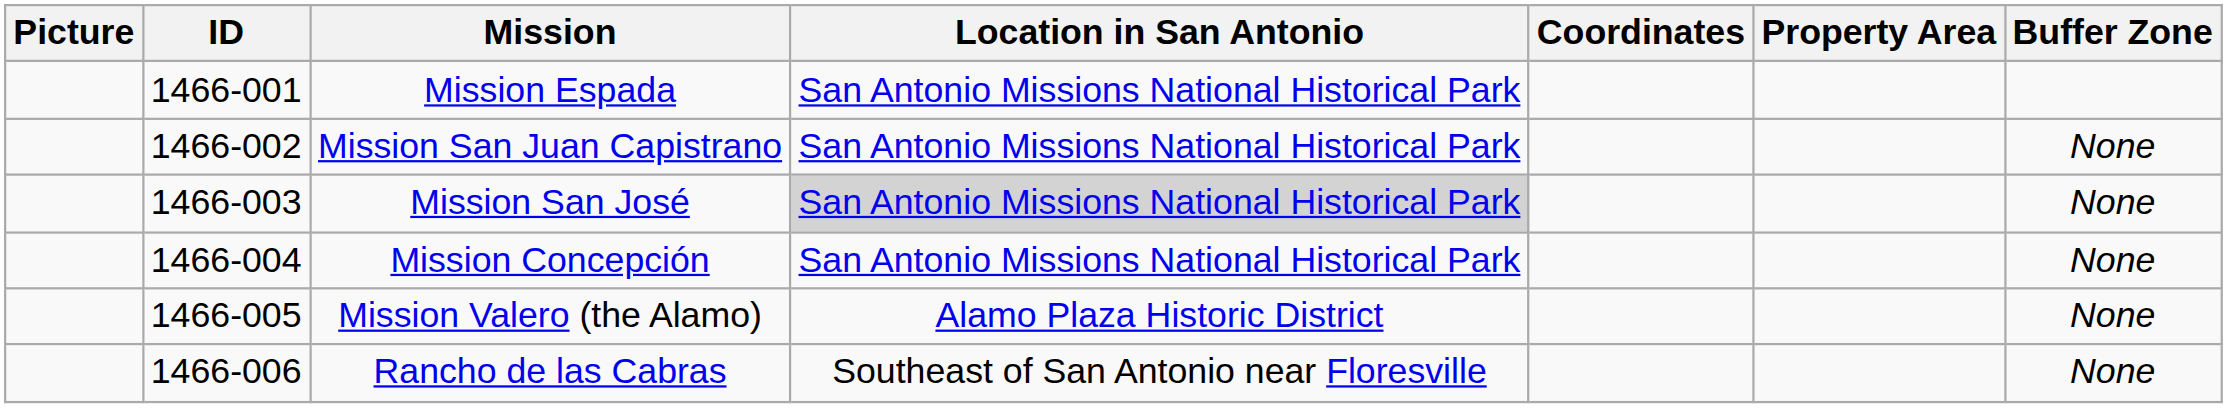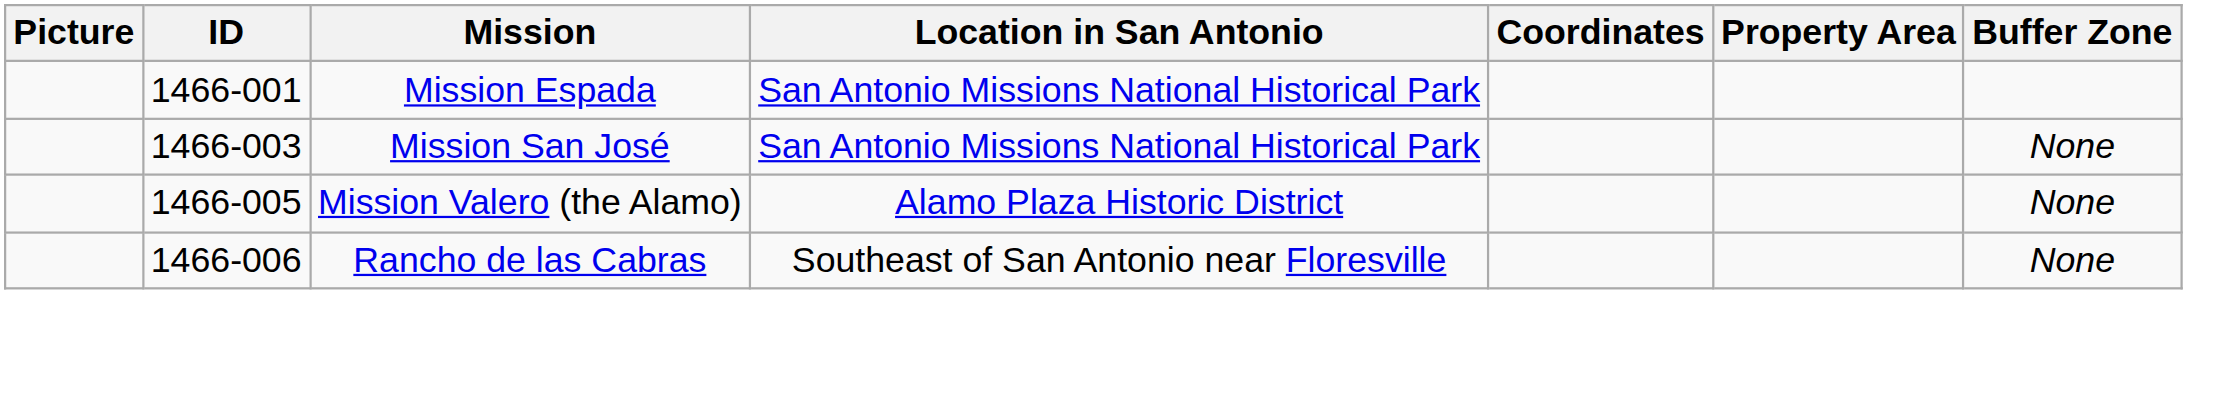- row: (550, 145)
(1159, 202) lightgrey background -> (1119, 145) no background
- row: (550, 259)
